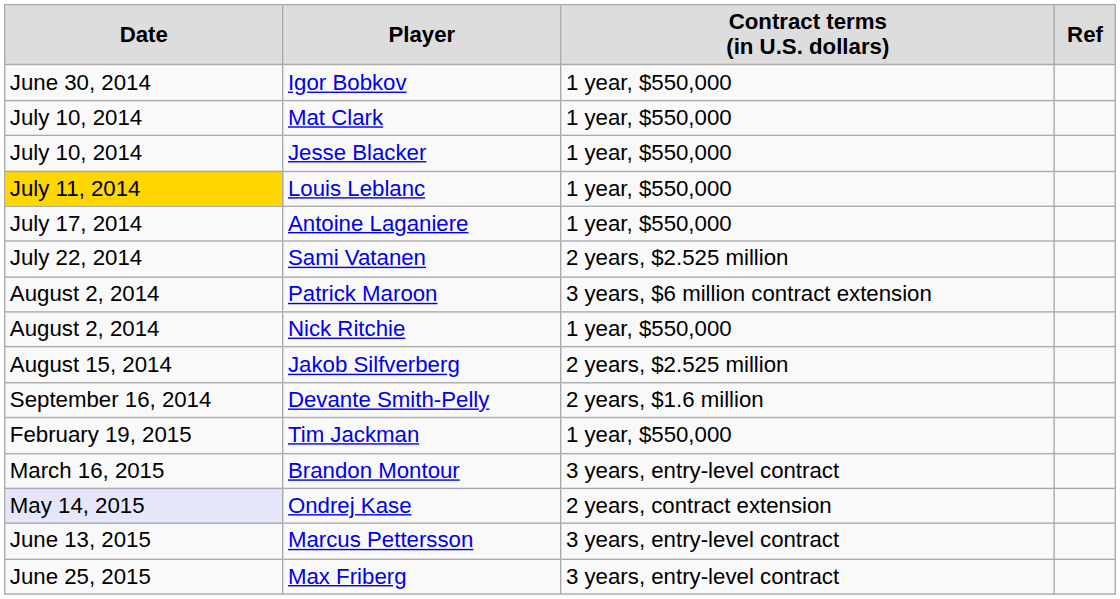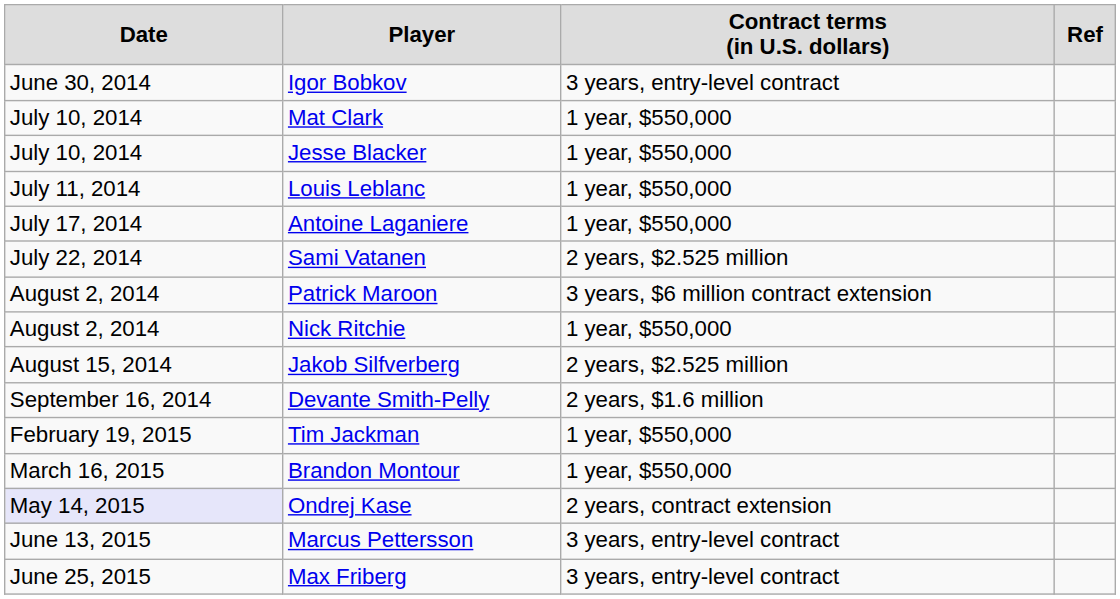(649, 82) 1 year, $550,000 -> (703, 82) 3 years, entry-level contract
(75, 188) gold background -> (75, 188) no background
(703, 470) 3 years, entry-level contract -> (649, 470) 1 year, $550,000
